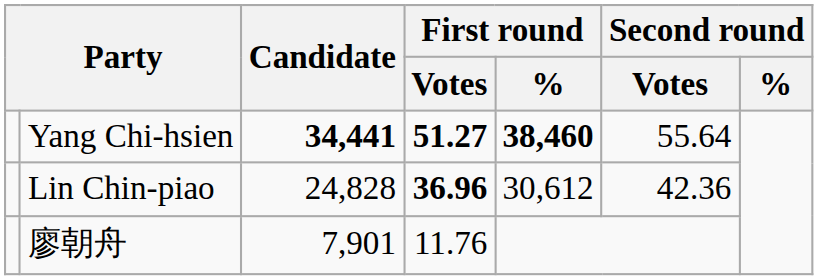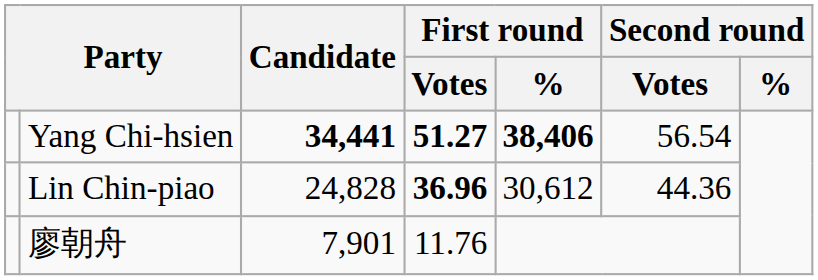(548, 135) 38,460 -> (548, 135) 38,406
(694, 135) 55.64 -> (694, 135) 56.54
(694, 188) 42.36 -> (694, 188) 44.36
